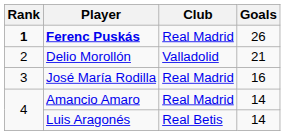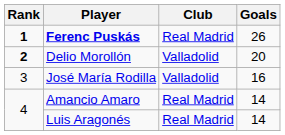(24, 57) normal -> (24, 57) bold
(258, 57) 21 -> (258, 57) 20
(198, 78) Real Madrid -> (190, 78) Valladolid
(192, 120) Real Betis -> (198, 120) Real Madrid
